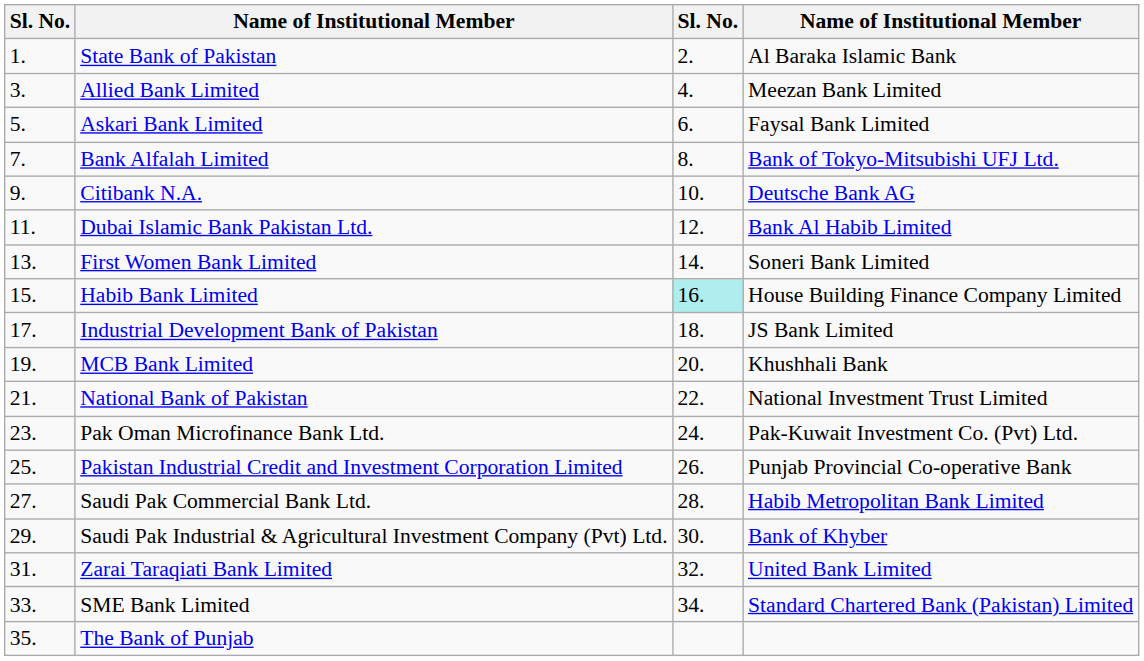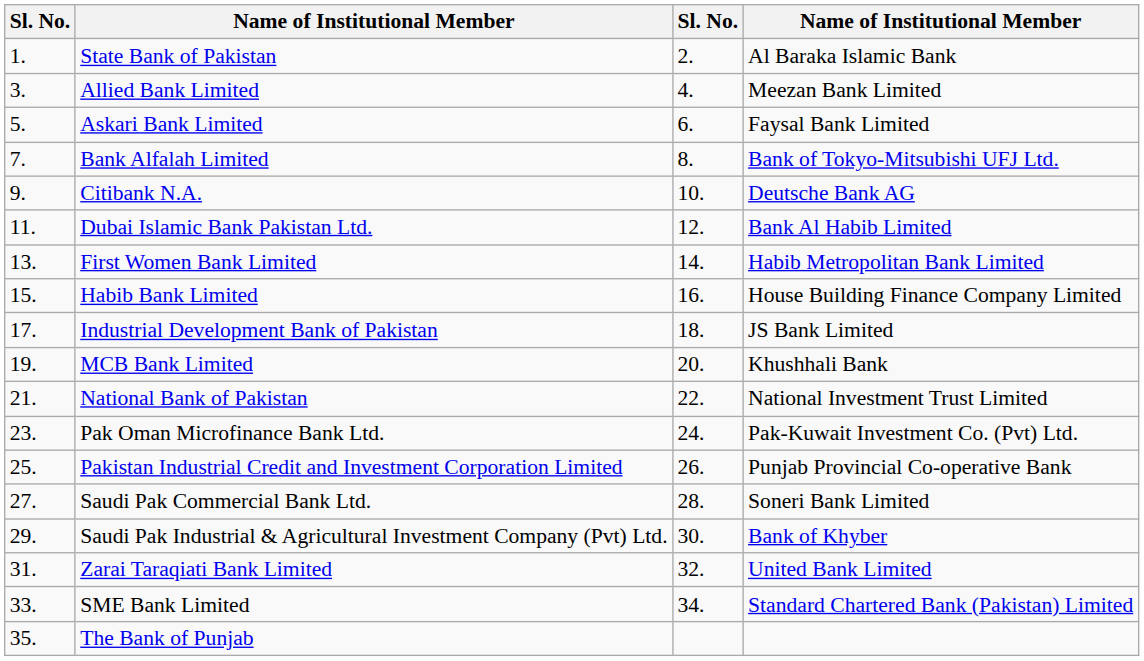(839, 261) Soneri Bank Limited -> (896, 261) Habib Metropolitan Bank Limited
(691, 295) paleturquoise background -> (691, 295) no background
(896, 501) Habib Metropolitan Bank Limited -> (839, 501) Soneri Bank Limited
